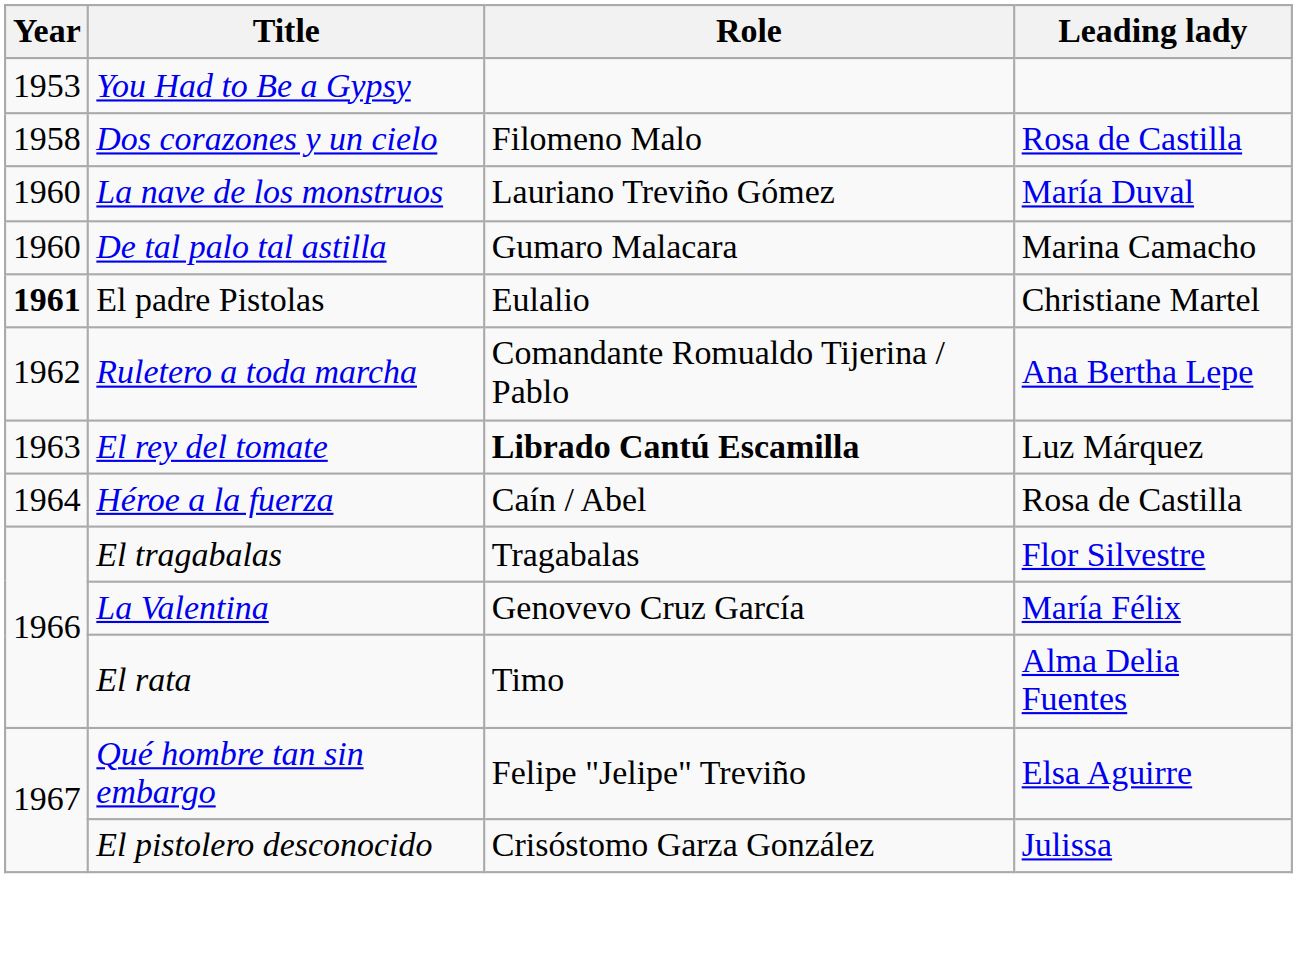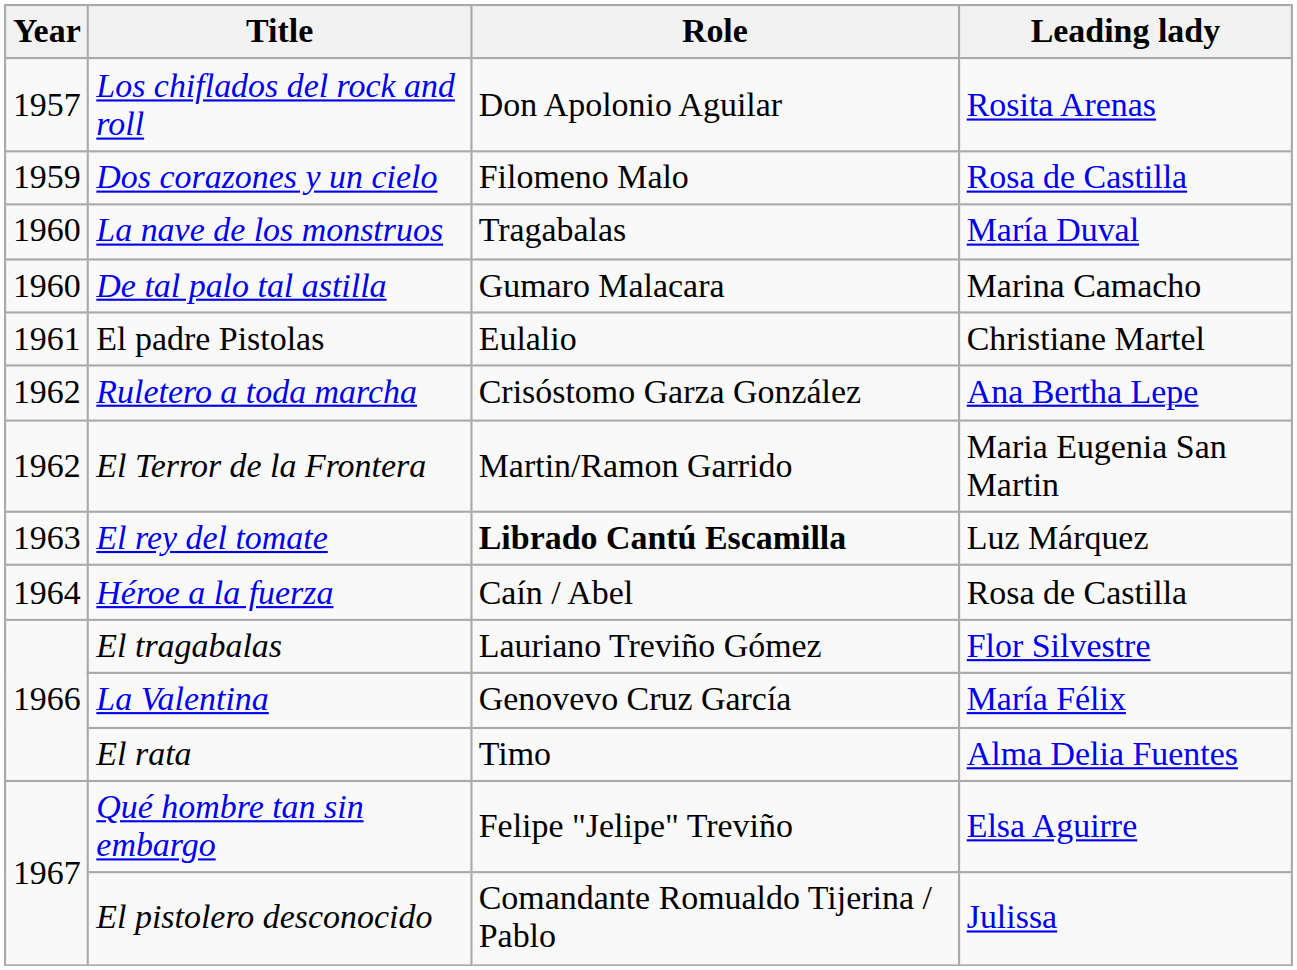- row: (254, 85)
+ row: (276, 104)
(47, 138) 1958 -> (47, 177) 1959
(663, 192) Lauriano Treviño Gómez -> (553, 230) Tragabalas
(47, 300) bold -> (47, 338) normal
(718, 373) Comandante Romualdo Tijerina / Pablo -> (670, 392) Crisóstomo Garza González
+ row: (261, 465)
(566, 553) Tragabalas -> (650, 645) Lauriano Treviño Gómez
(683, 845) Crisóstomo Garza González -> (705, 918) Comandante Romualdo Tijerina / Pablo
